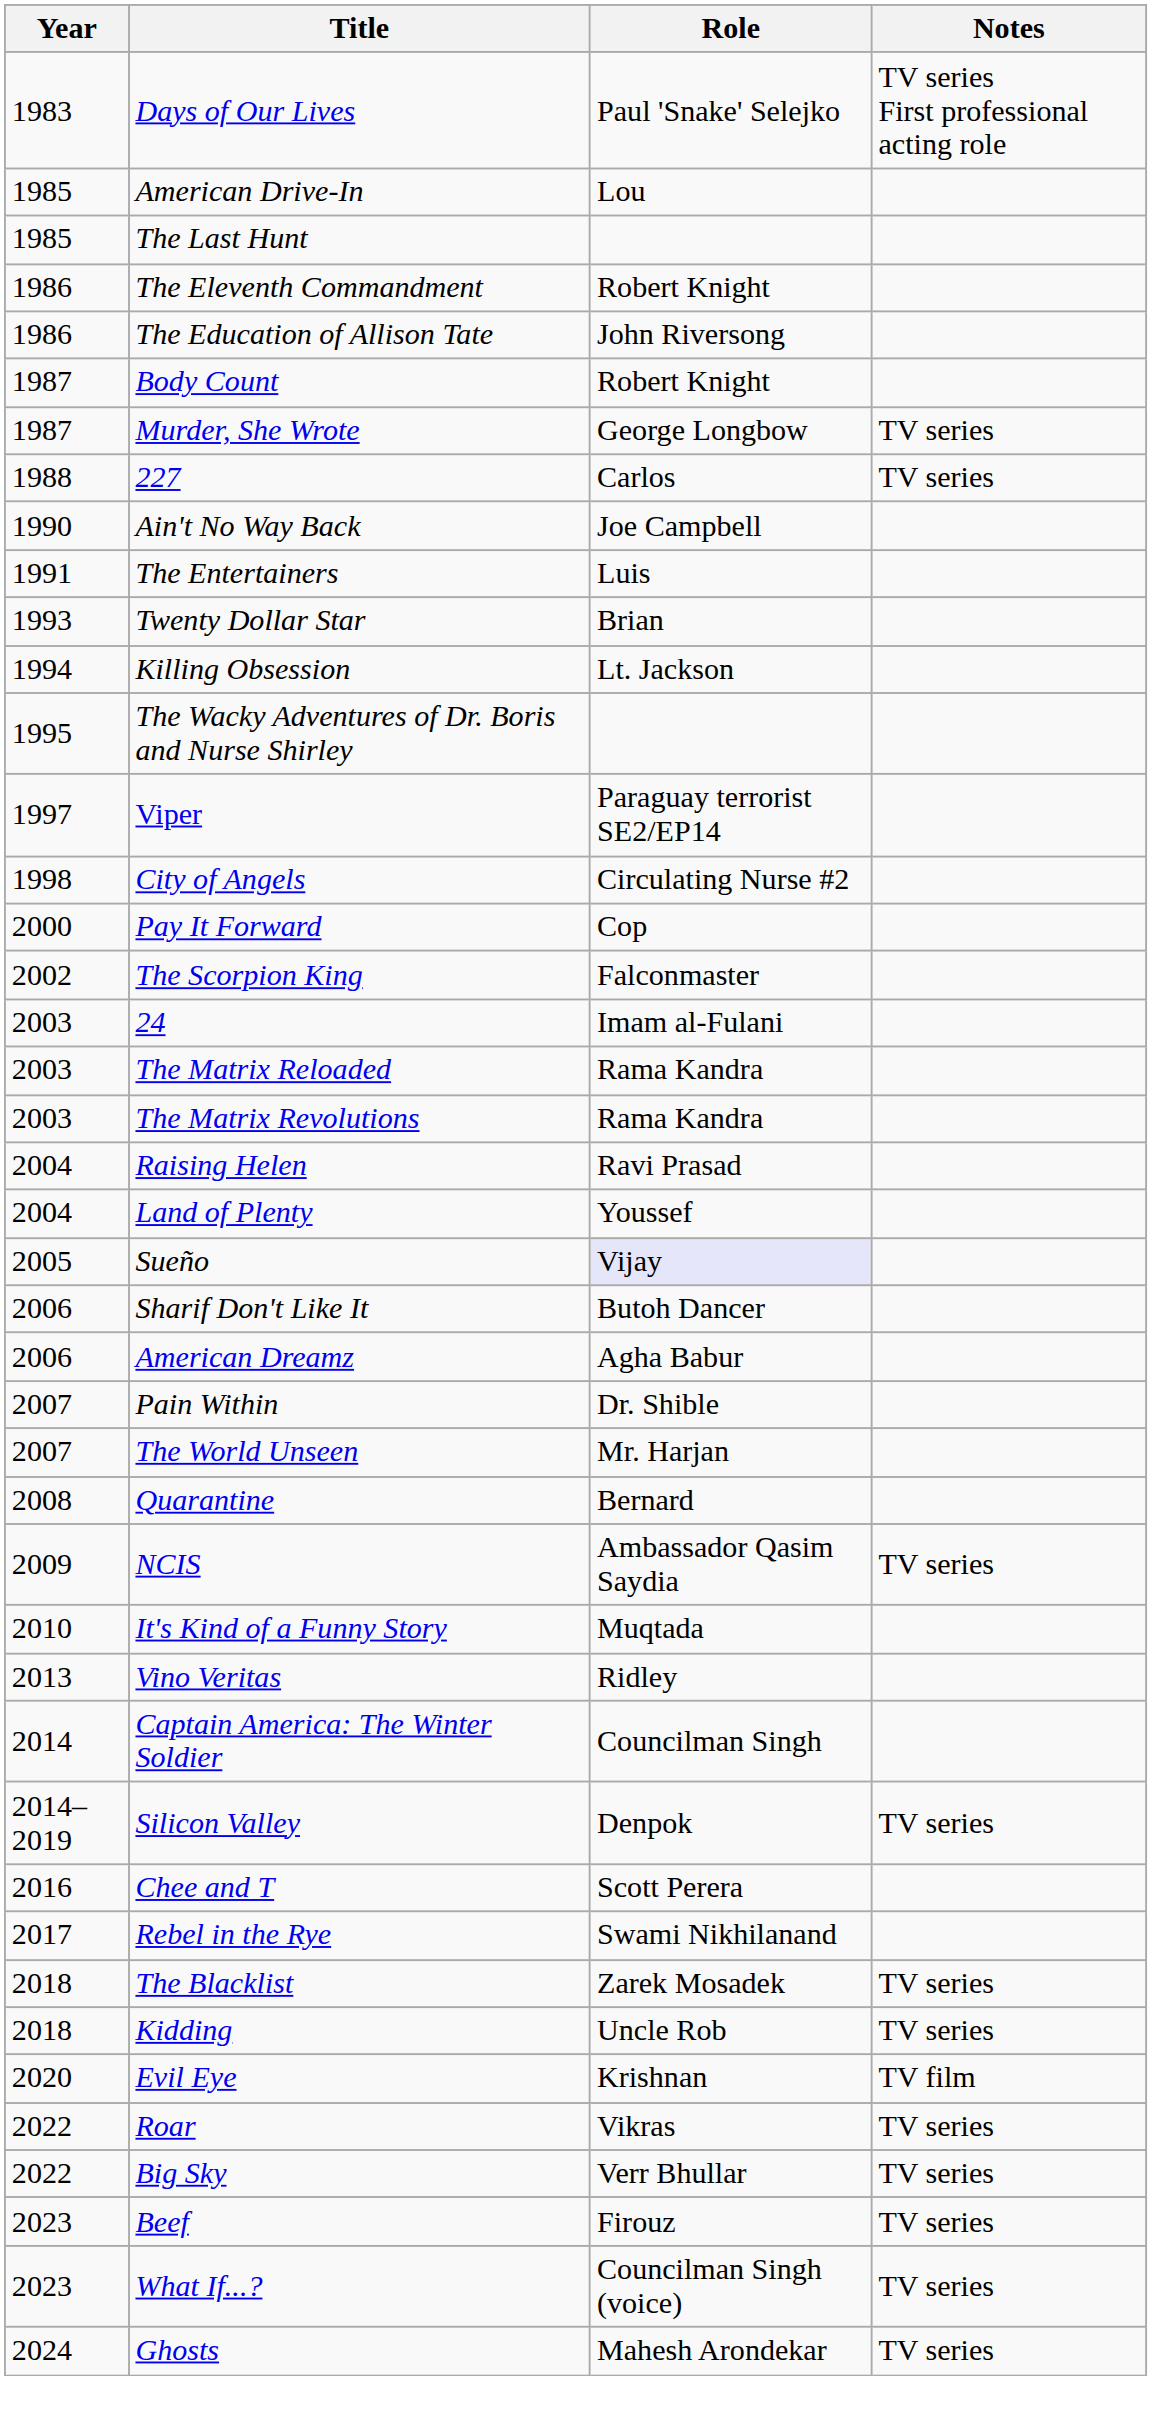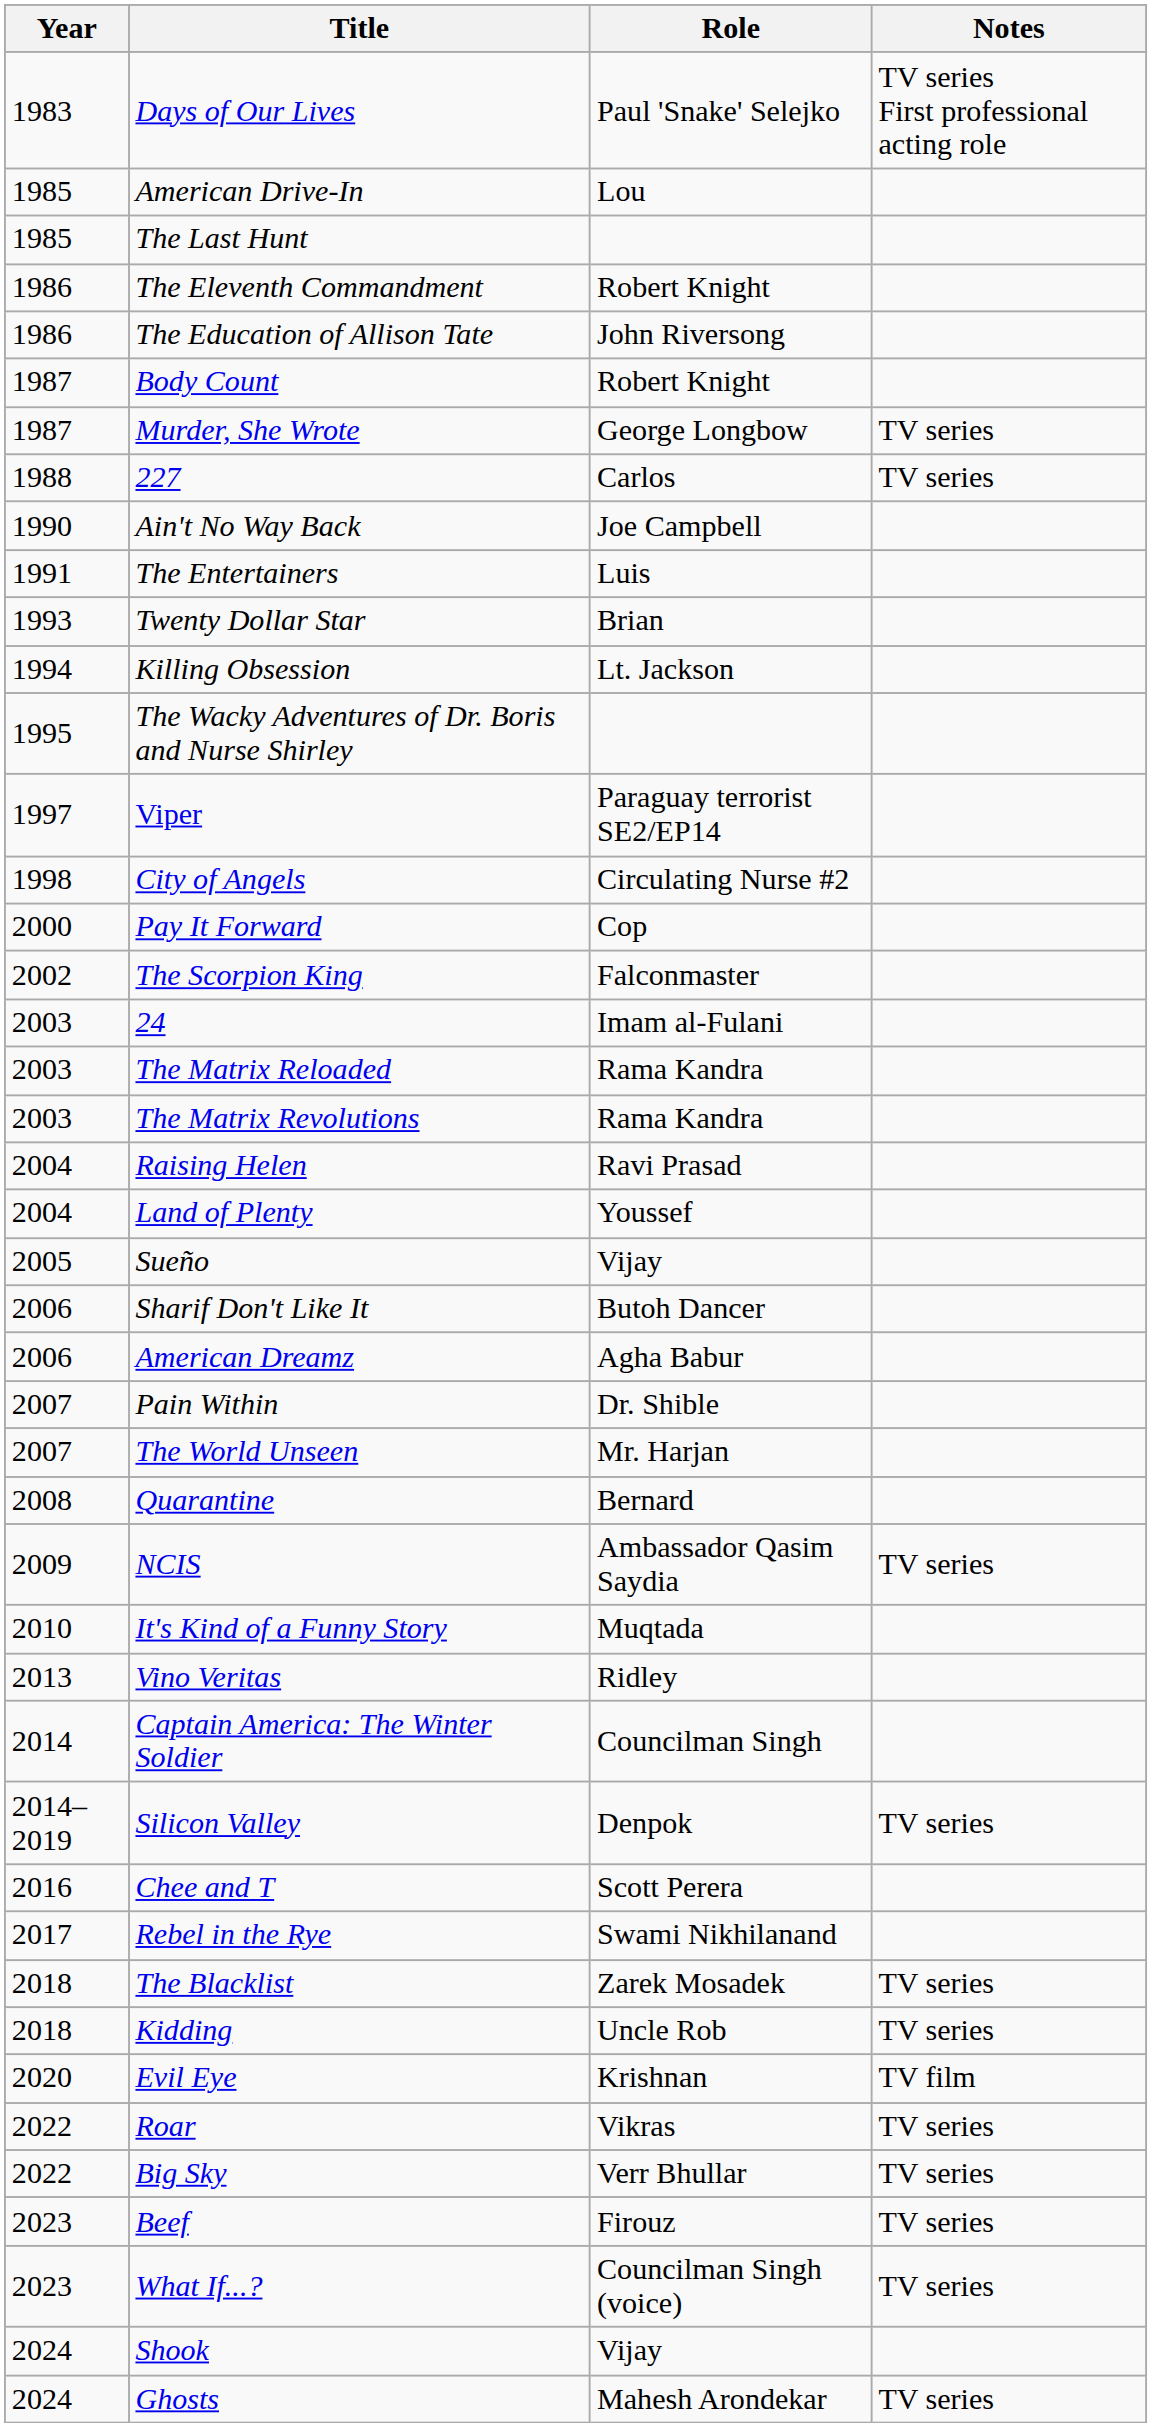(630, 1260) lavender background -> (630, 1260) no background
+ row: (172, 2350)
